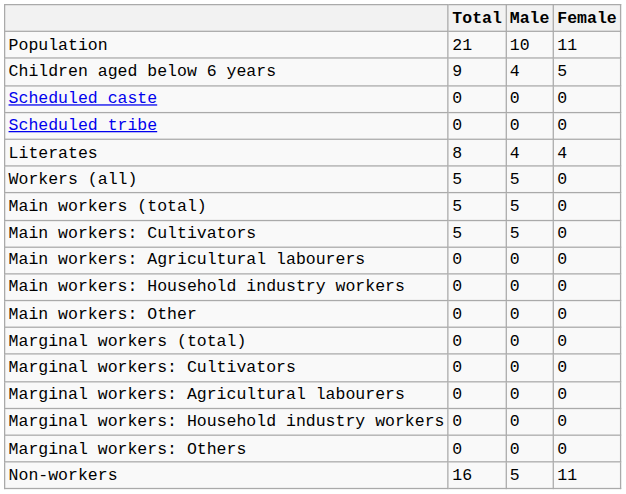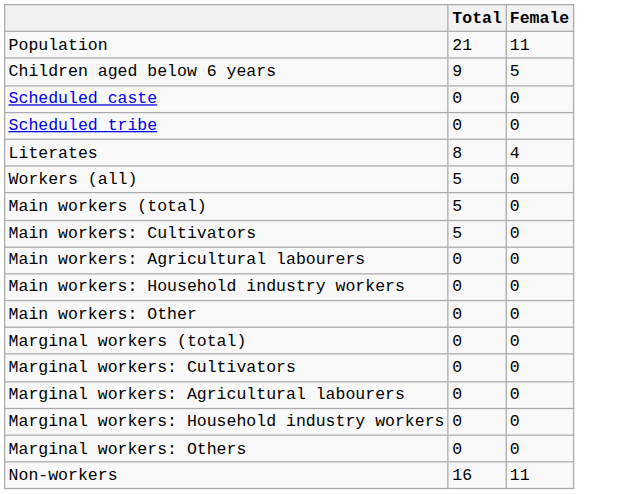- column: (530, 18)
